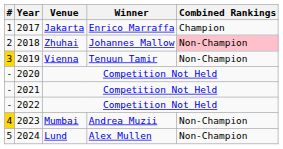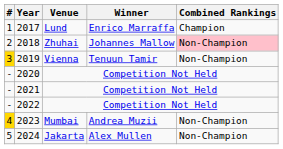(64, 28) Jakarta -> (56, 28) Lund
(56, 136) Lund -> (64, 136) Jakarta
